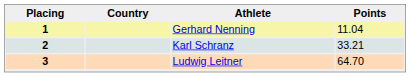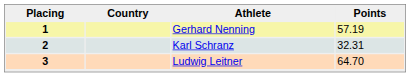(350, 29) 11.04 -> (351, 29) 57.19
(351, 45) 33.21 -> (351, 45) 32.31
